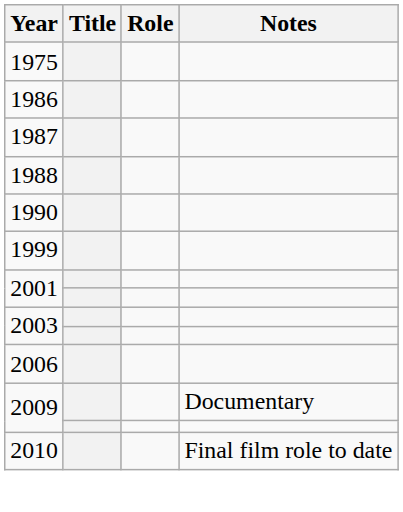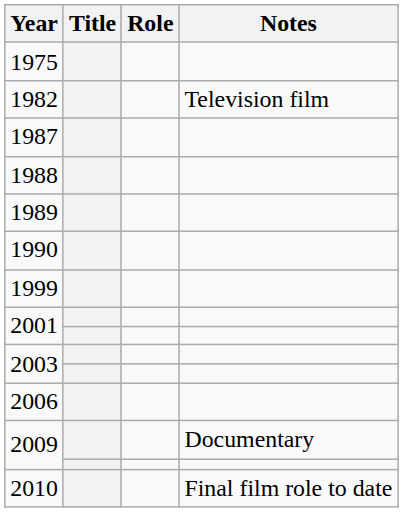+ row: (34, 99)
- row: (34, 99)
+ row: (34, 212)
